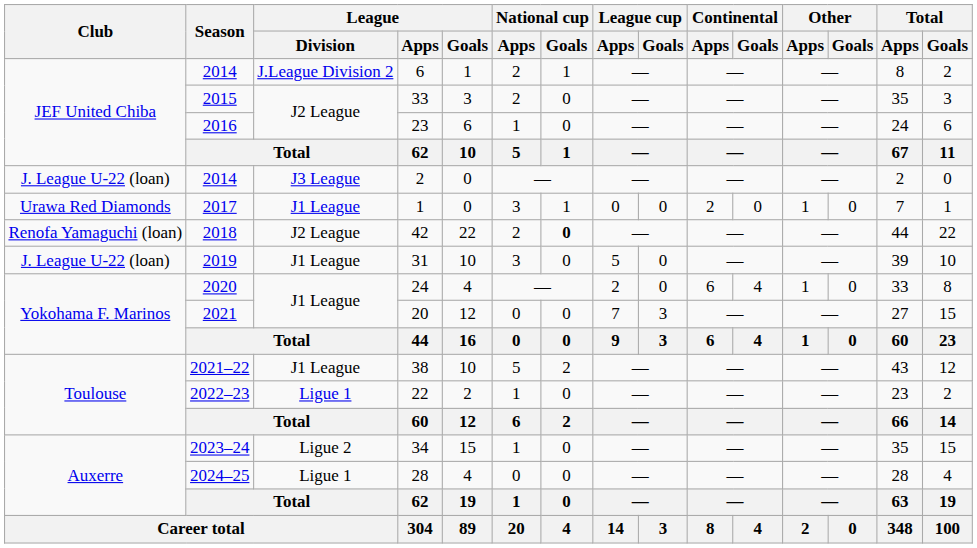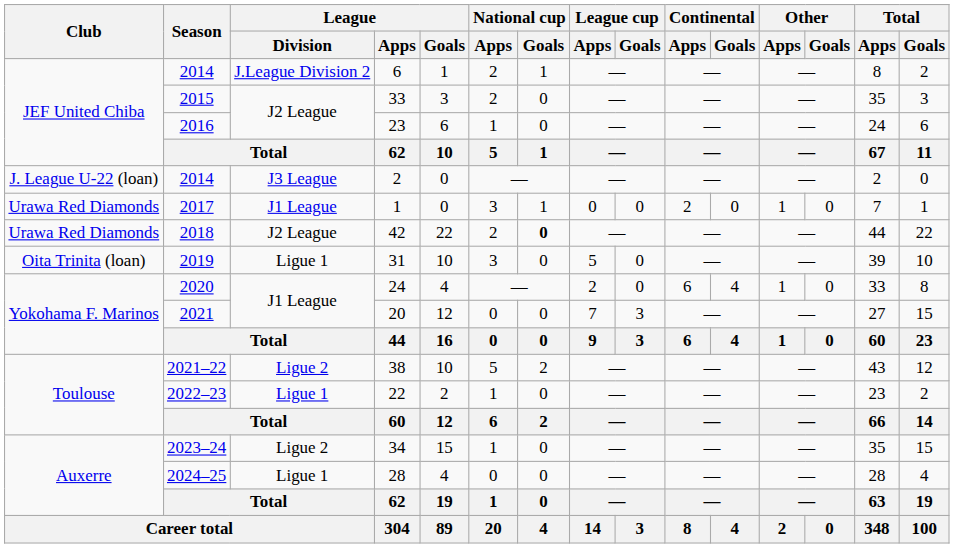(95, 233) Renofa Yamaguchi (loan) -> (84, 233) Urawa Red Diamonds
(95, 260) J. League U-22 (loan) -> (84, 260) Oita Trinita (loan)
(325, 260) J1 League -> (302, 260) Ligue 1
(325, 367) J1 League -> (302, 367) Ligue 2
